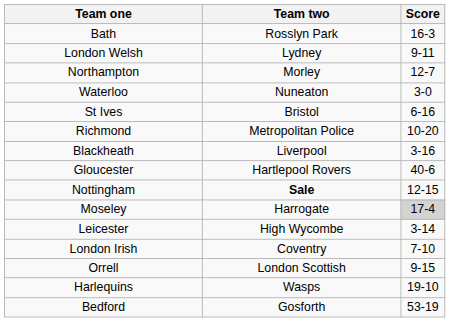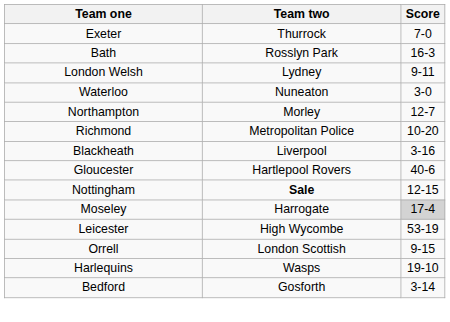+ row: (103, 33)
rows swapped: (103, 72) <-> (103, 92)
- row: (103, 111)
(423, 229) 3-14 -> (423, 229) 53-19
- row: (103, 248)
(423, 307) 53-19 -> (423, 287) 3-14
